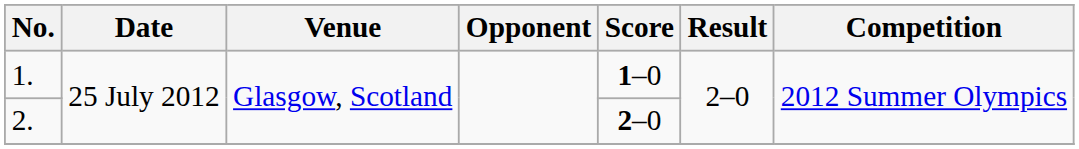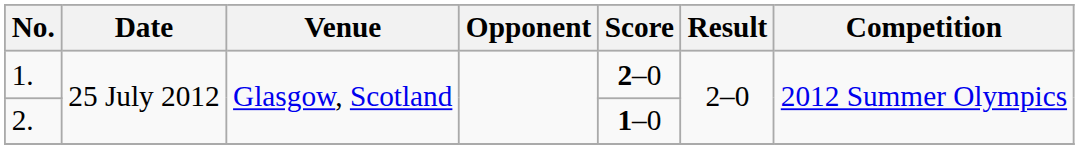(639, 74) 1–0 -> (639, 74) 2–0
(639, 120) 2–0 -> (639, 120) 1–0
